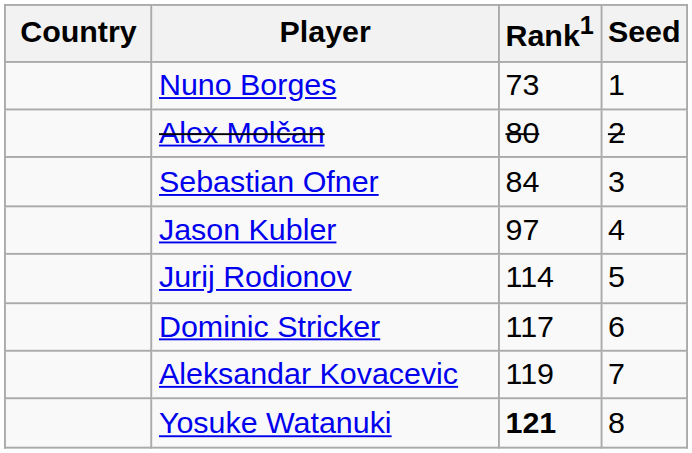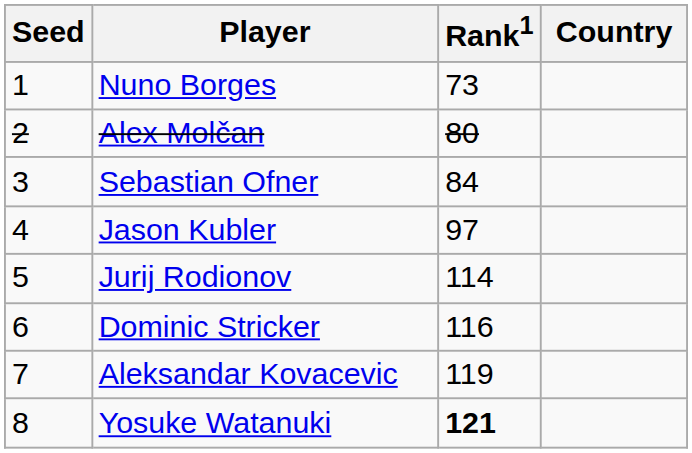columns swapped: (78, 32) <-> (644, 32)
(530, 326) 117 -> (469, 326) 116
